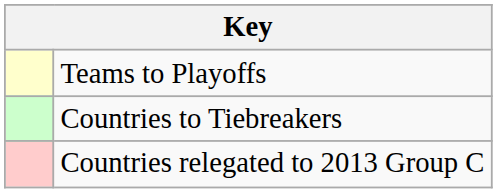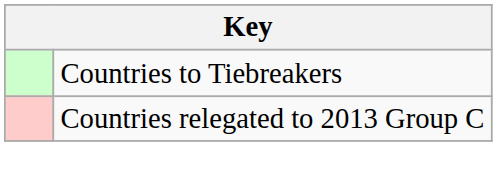- row: (163, 72)
